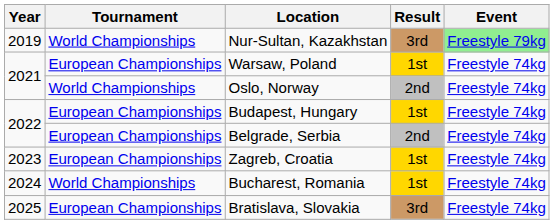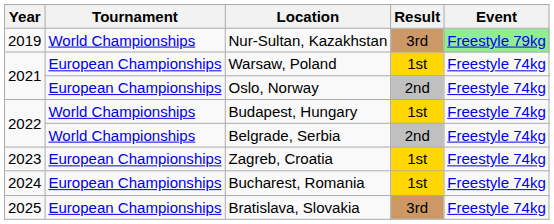(122, 88) World Championships -> (135, 88) European Championships
(135, 112) European Championships -> (122, 112) World Championships
(135, 136) European Championships -> (122, 136) World Championships
(122, 183) World Championships -> (135, 183) European Championships
